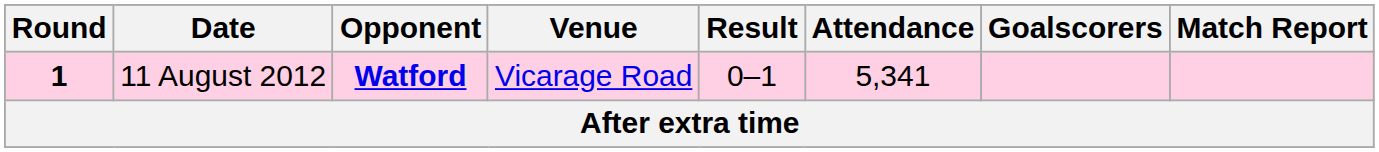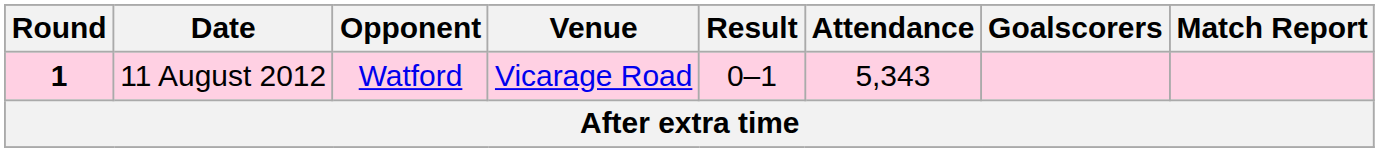(411, 75) bold -> (411, 75) normal
(893, 75) 5,341 -> (893, 75) 5,343
